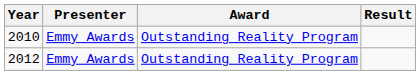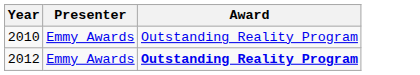- column: (388, 15)
(249, 59) normal -> (249, 59) bold
